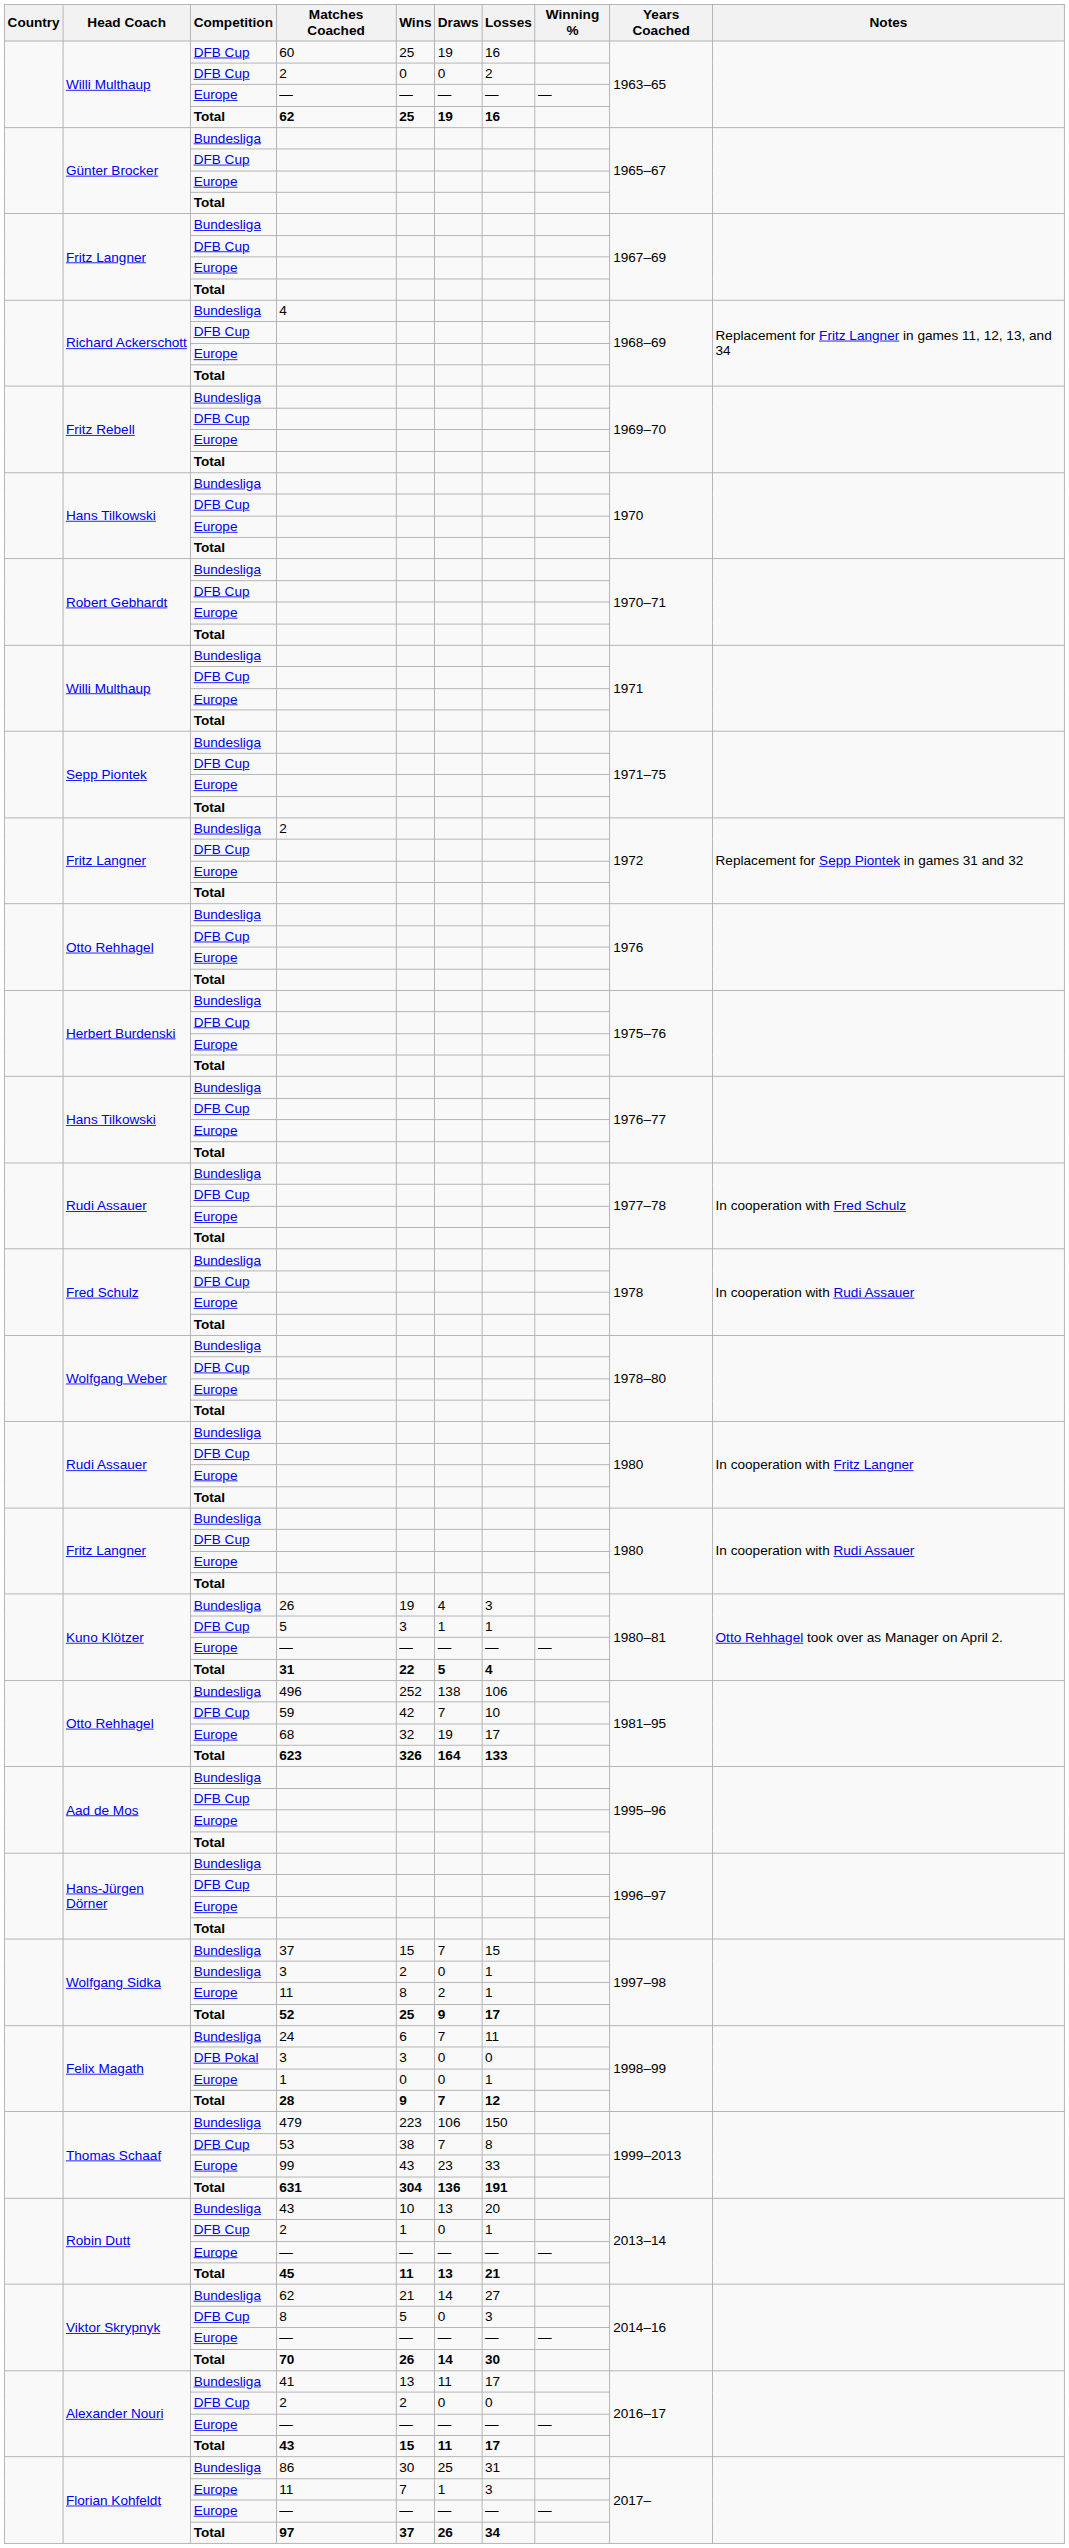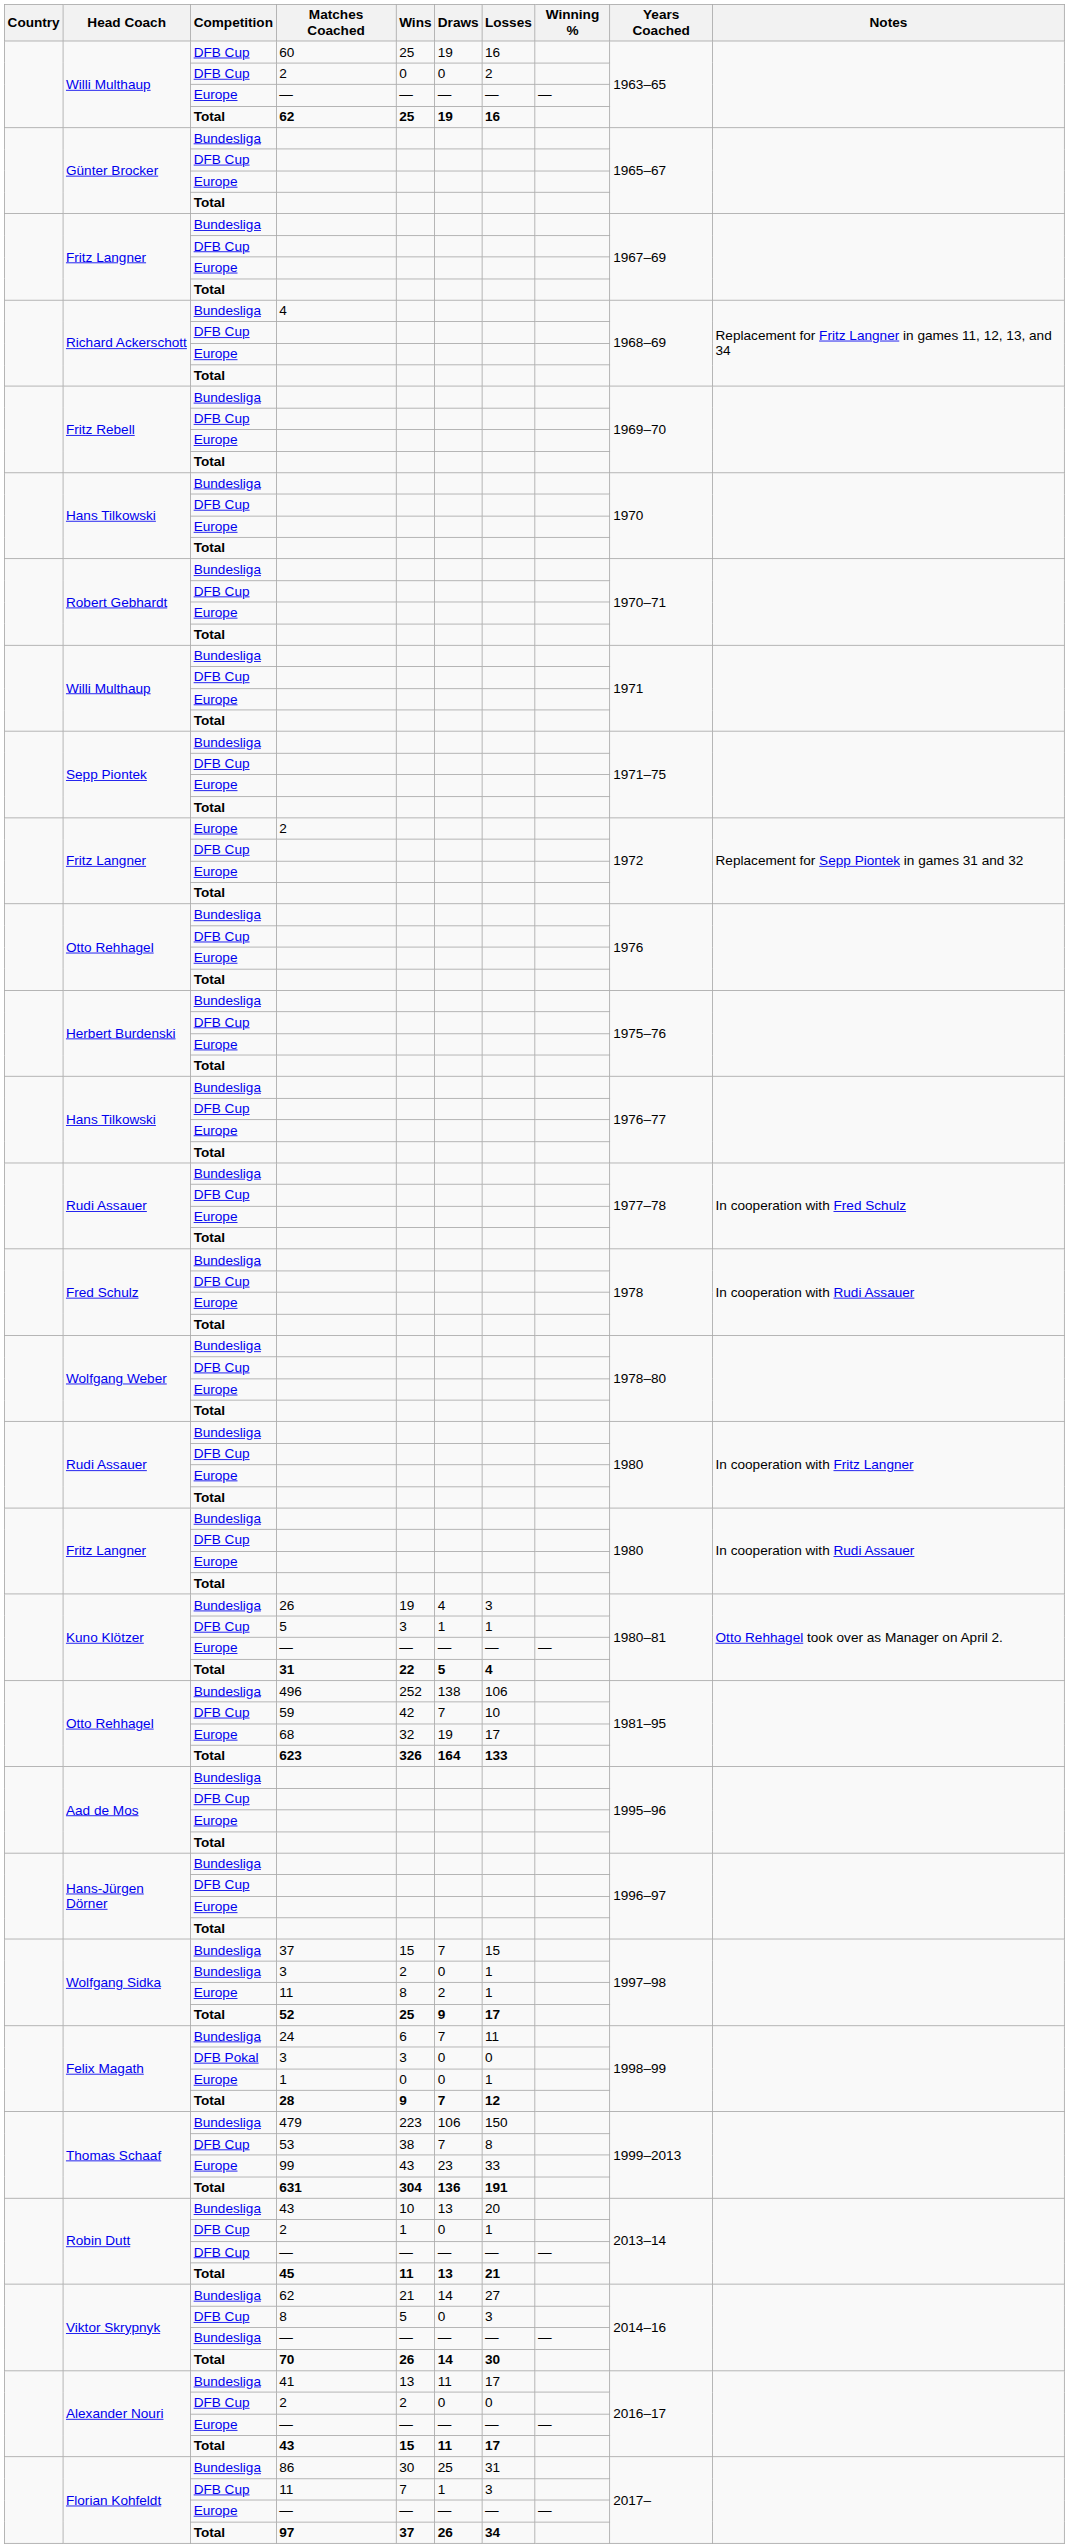(227, 828) Bundesliga -> (216, 828) Europe
(216, 2252) Europe -> (222, 2252) DFB Cup
(216, 2338) Europe -> (227, 2338) Bundesliga
(216, 2489) Europe -> (222, 2489) DFB Cup
